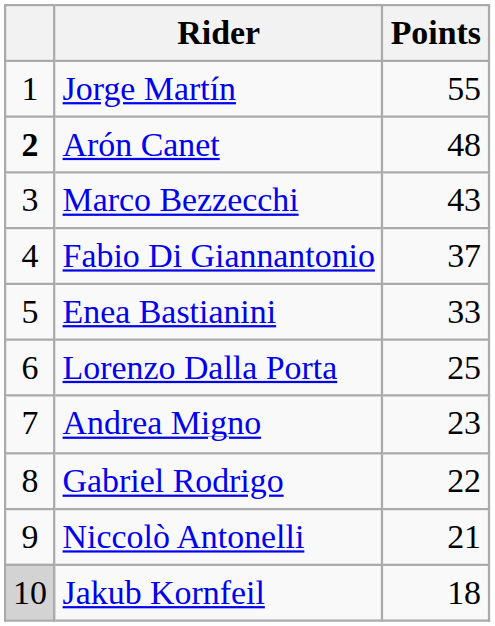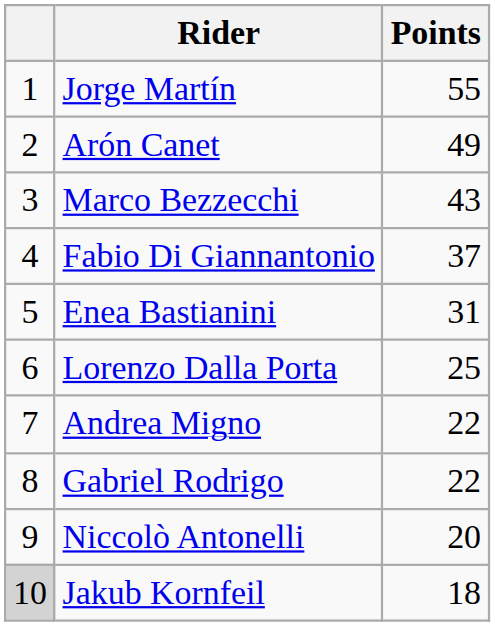(30, 144) bold -> (30, 144) normal
(464, 144) 48 -> (464, 144) 49
(464, 312) 33 -> (464, 312) 31
(464, 423) 23 -> (464, 423) 22
(464, 535) 21 -> (464, 535) 20
